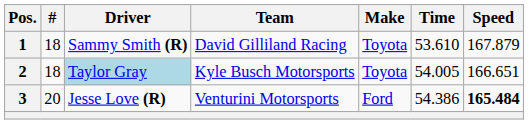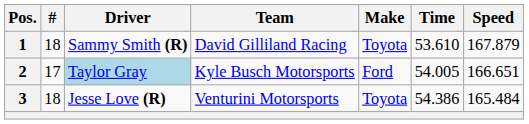(52, 71) 18 -> (52, 71) 17
(385, 71) Toyota -> (378, 71) Ford
(52, 98) 20 -> (52, 98) 18
(378, 98) Ford -> (385, 98) Toyota
(493, 98) bold -> (493, 98) normal
